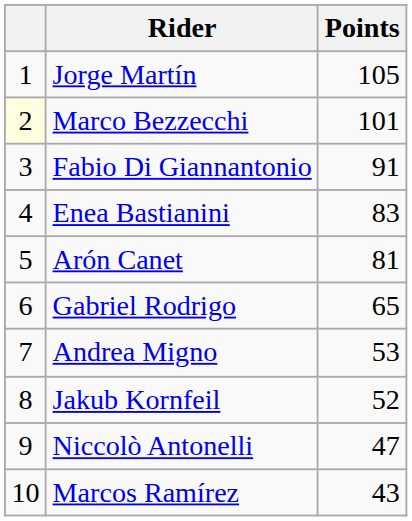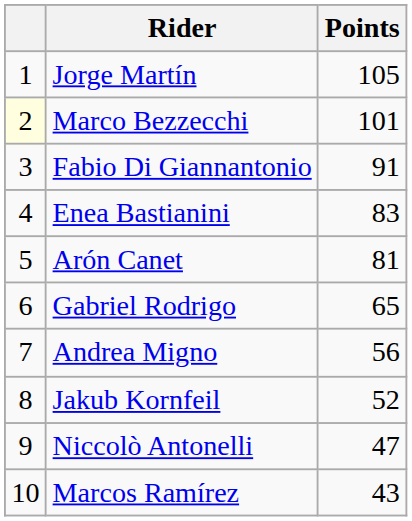(386, 352) 53 -> (386, 352) 56
